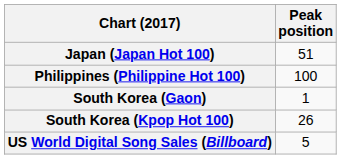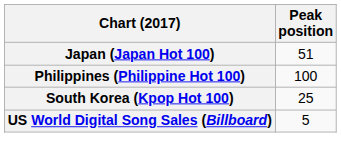- row: (140, 98)
(306, 120) 26 -> (306, 98) 25
